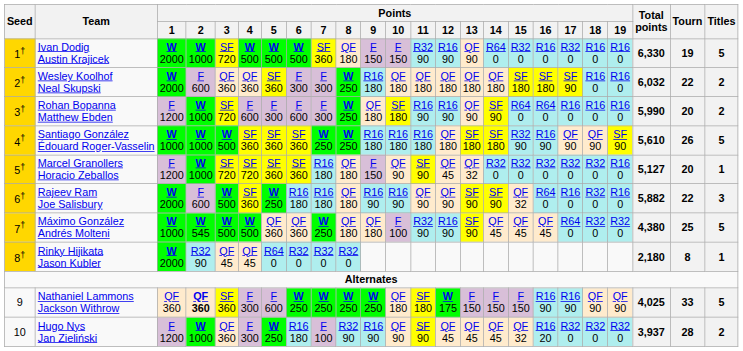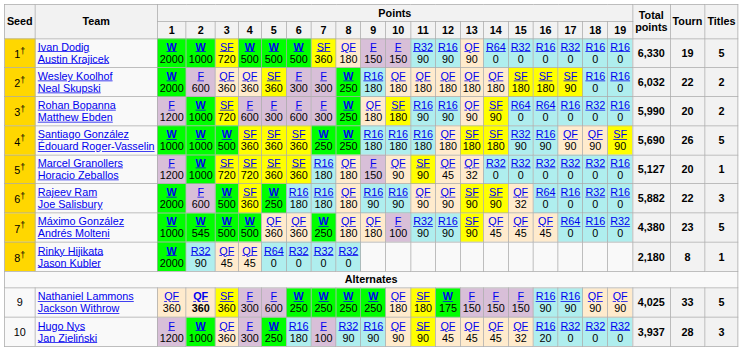(595, 112) R16 0 -> (595, 112) R32 0
(651, 141) 5,610 -> (651, 141) 5,690
(595, 228) R32 0 -> (595, 228) R16 0
(687, 228) 25 -> (687, 228) 23
(721, 332) 2 -> (721, 332) 3
